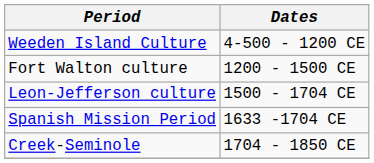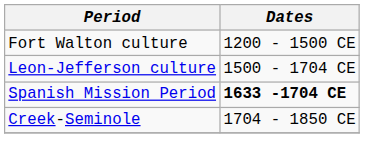- row: (107, 43)
(285, 120) normal -> (285, 94) bold
